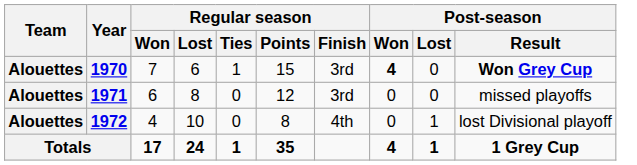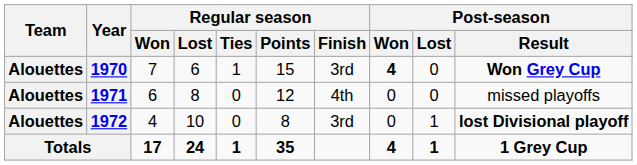(342, 96) 3rd -> (342, 96) 4th
(342, 122) 4th -> (342, 122) 3rd
(535, 122) normal -> (544, 122) bold
